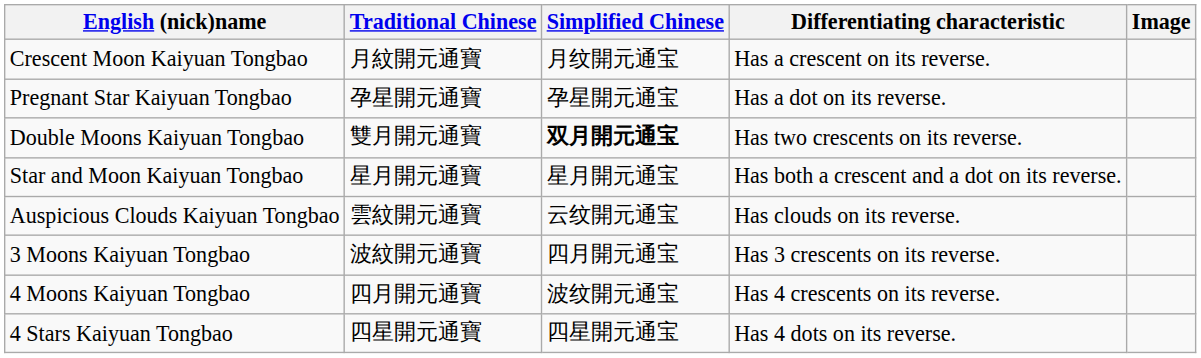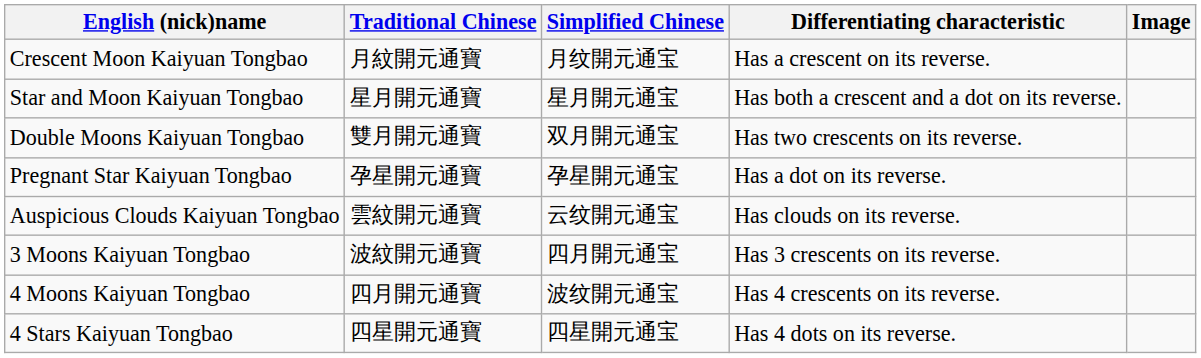rows swapped: (151, 98) <-> (157, 176)
(613, 136) bold -> (613, 136) normal
